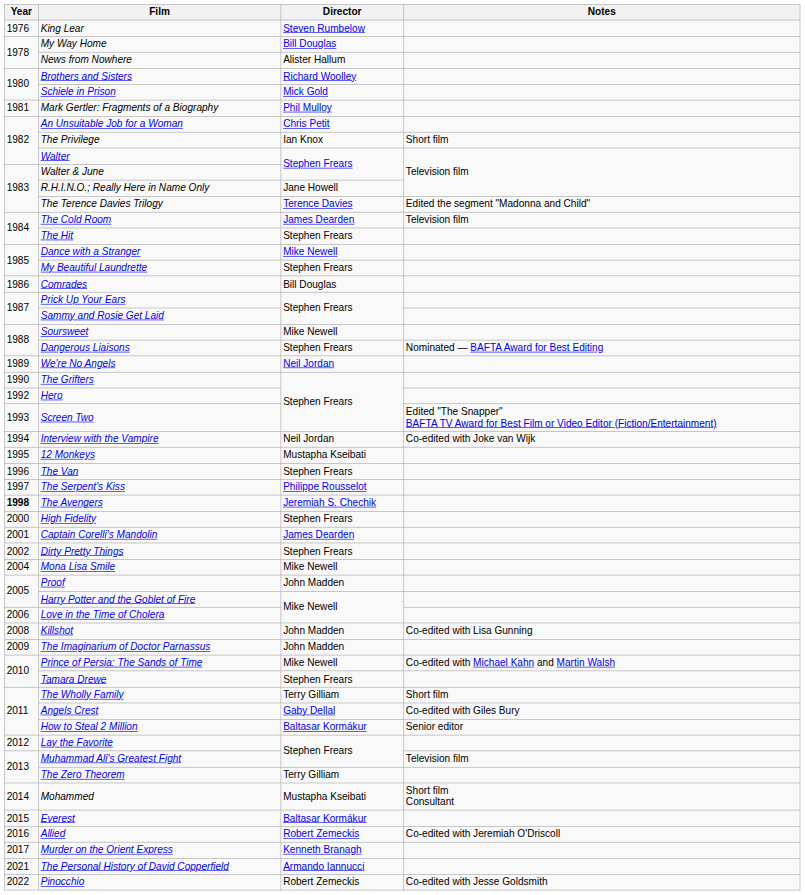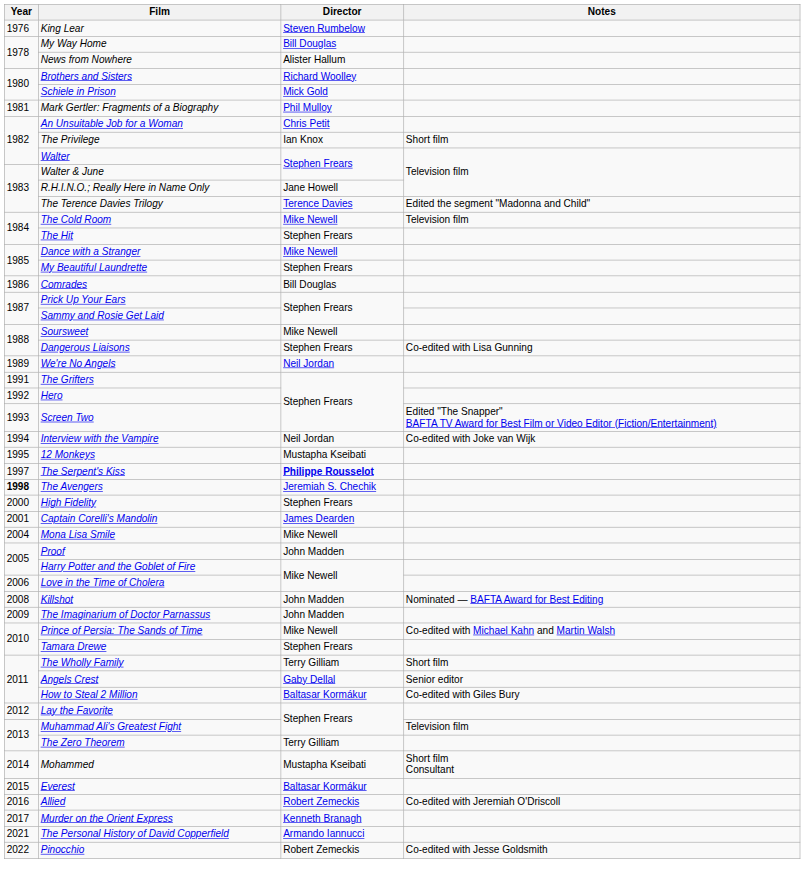(319, 220) James Dearden -> (310, 220) Mike Newell
(505, 348) Nominated — BAFTA Award for Best Editing -> (469, 348) Co-edited with Lisa Gunning
(18, 380) 1990 -> (18, 380) 1991
- row: (60, 471)
(325, 487) normal -> (328, 471) bold
- row: (82, 551)
(469, 631) Co-edited with Lisa Gunning -> (505, 599) Nominated — BAFTA Award for Best Editing
(463, 711) Co-edited with Giles Bury -> (434, 679) Senior editor
(434, 727) Senior editor -> (463, 695) Co-edited with Giles Bury
